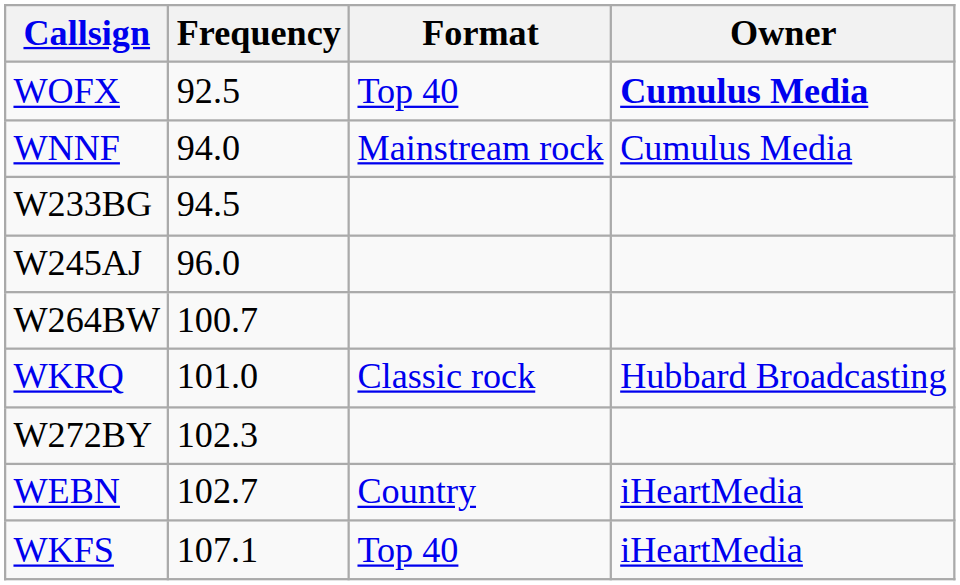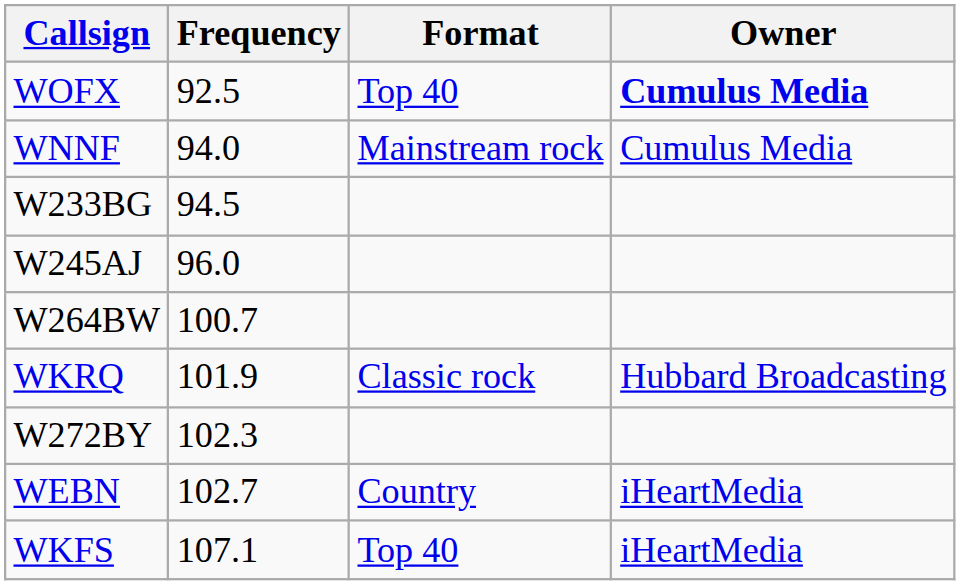(217, 377) 101.0 -> (217, 377) 101.9
